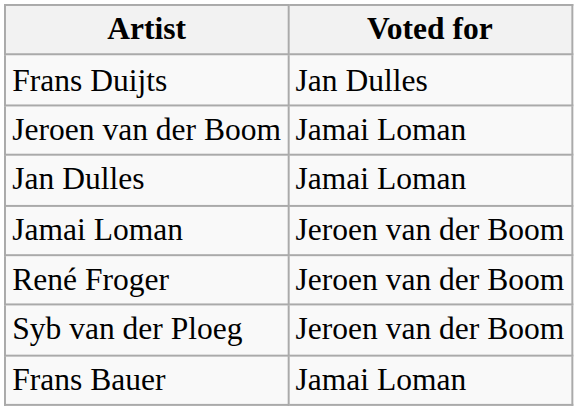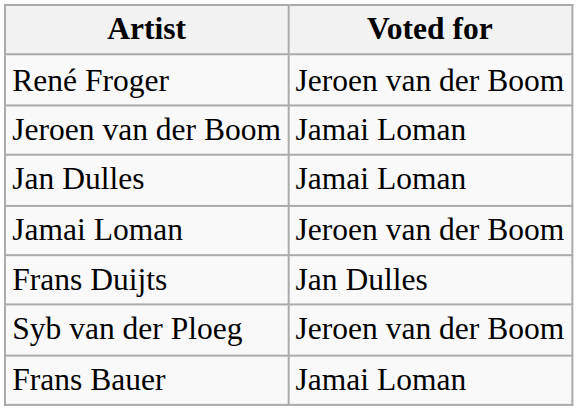rows swapped: (90, 79) <-> (91, 279)
